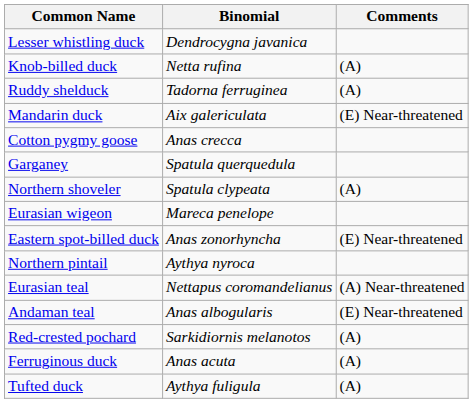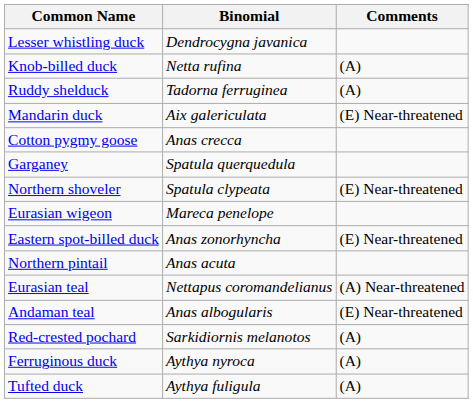(350, 189) (A) -> (401, 189) (E) Near-threatened
(210, 262) Aythya nyroca -> (201, 262) Anas acuta
(201, 361) Anas acuta -> (210, 361) Aythya nyroca
